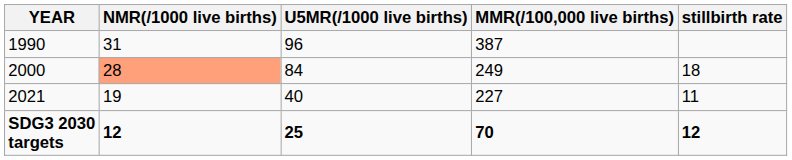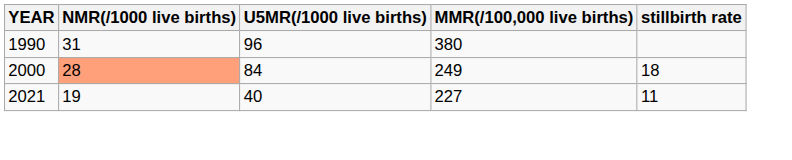(489, 44) 387 -> (448, 44) 380
- row: (52, 132)
